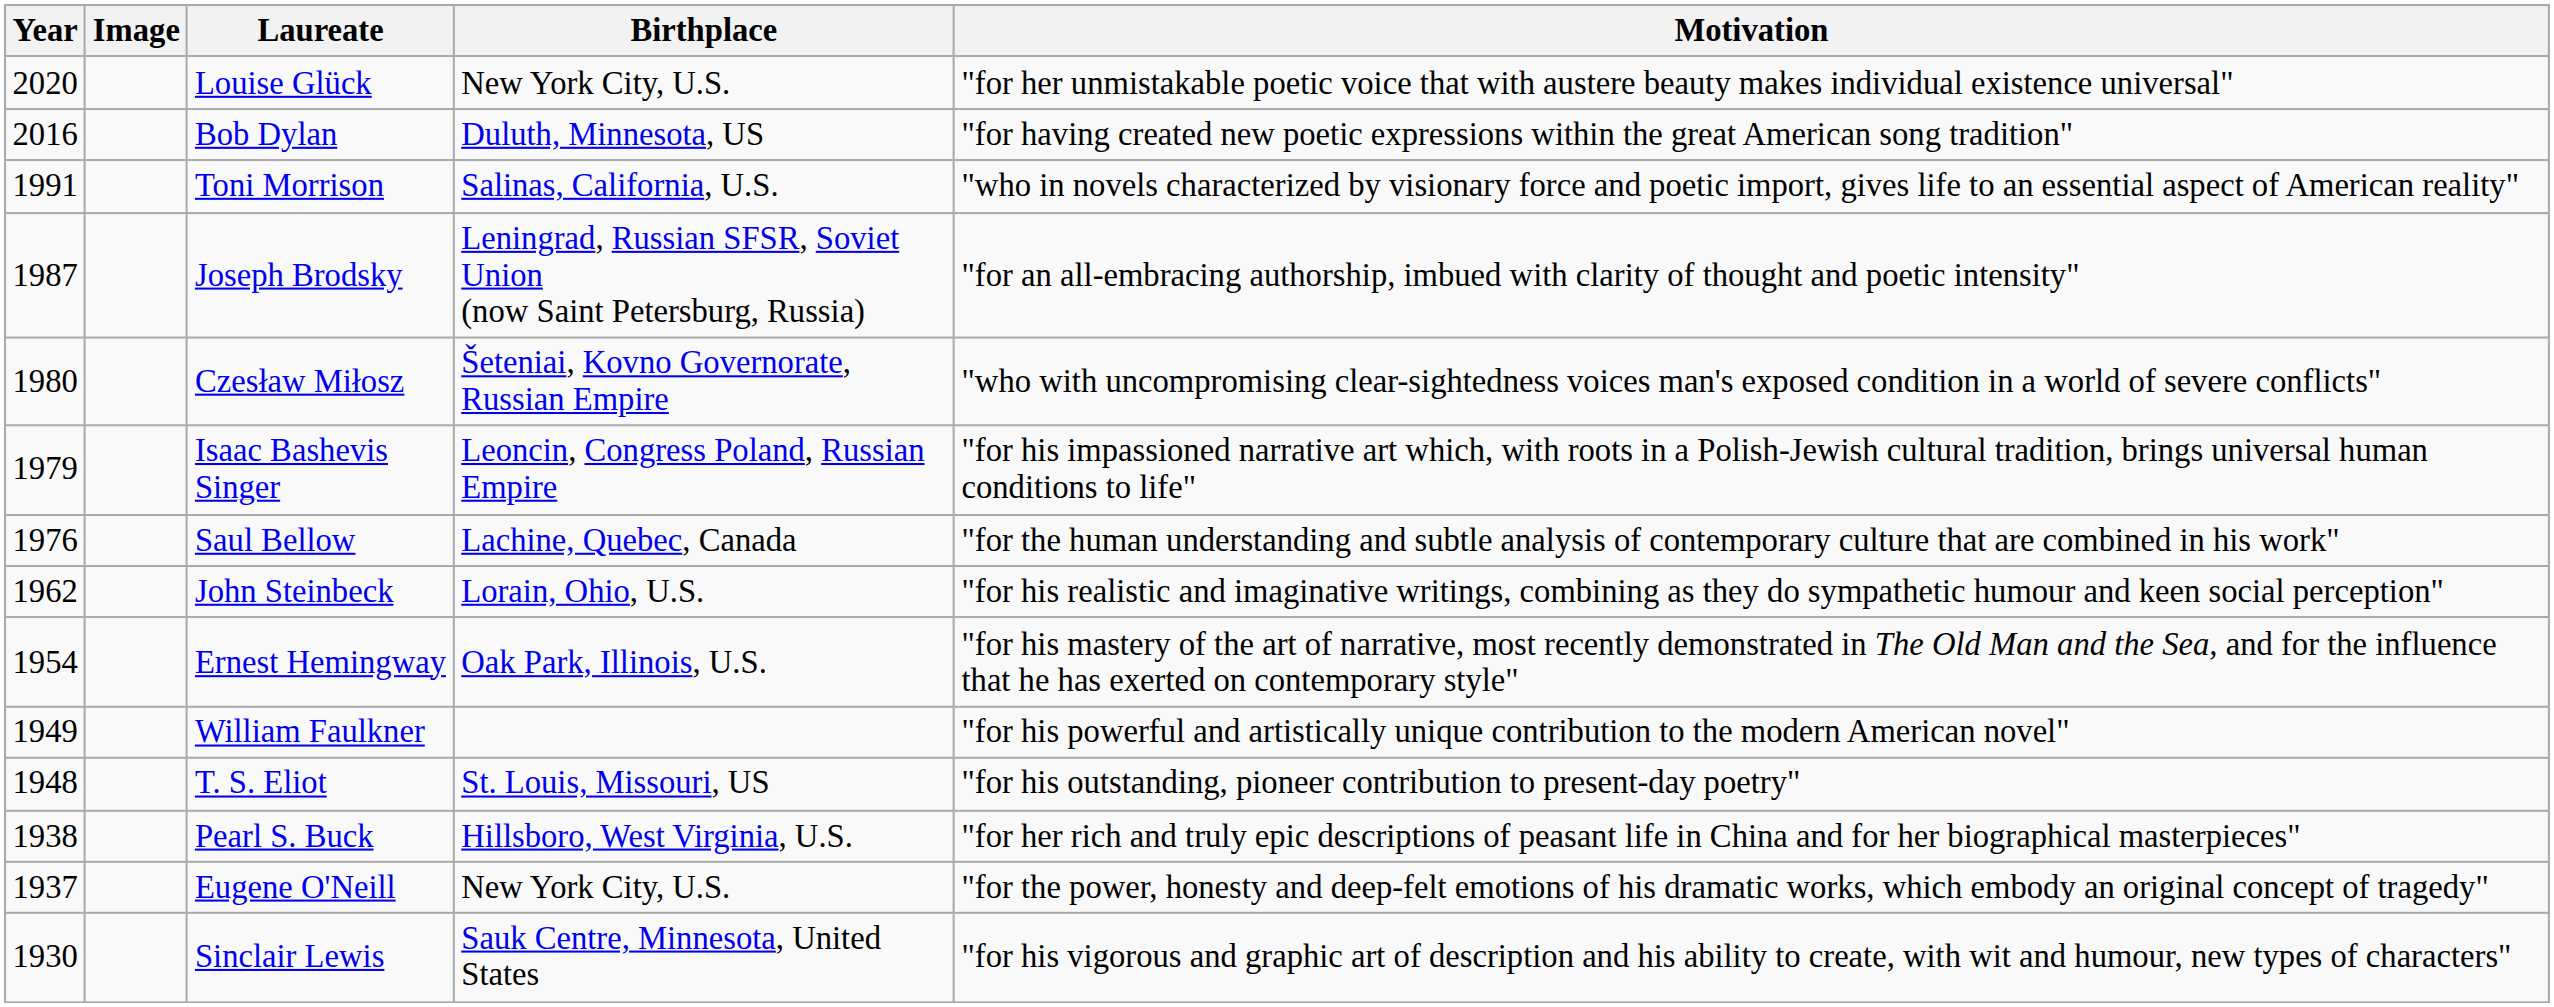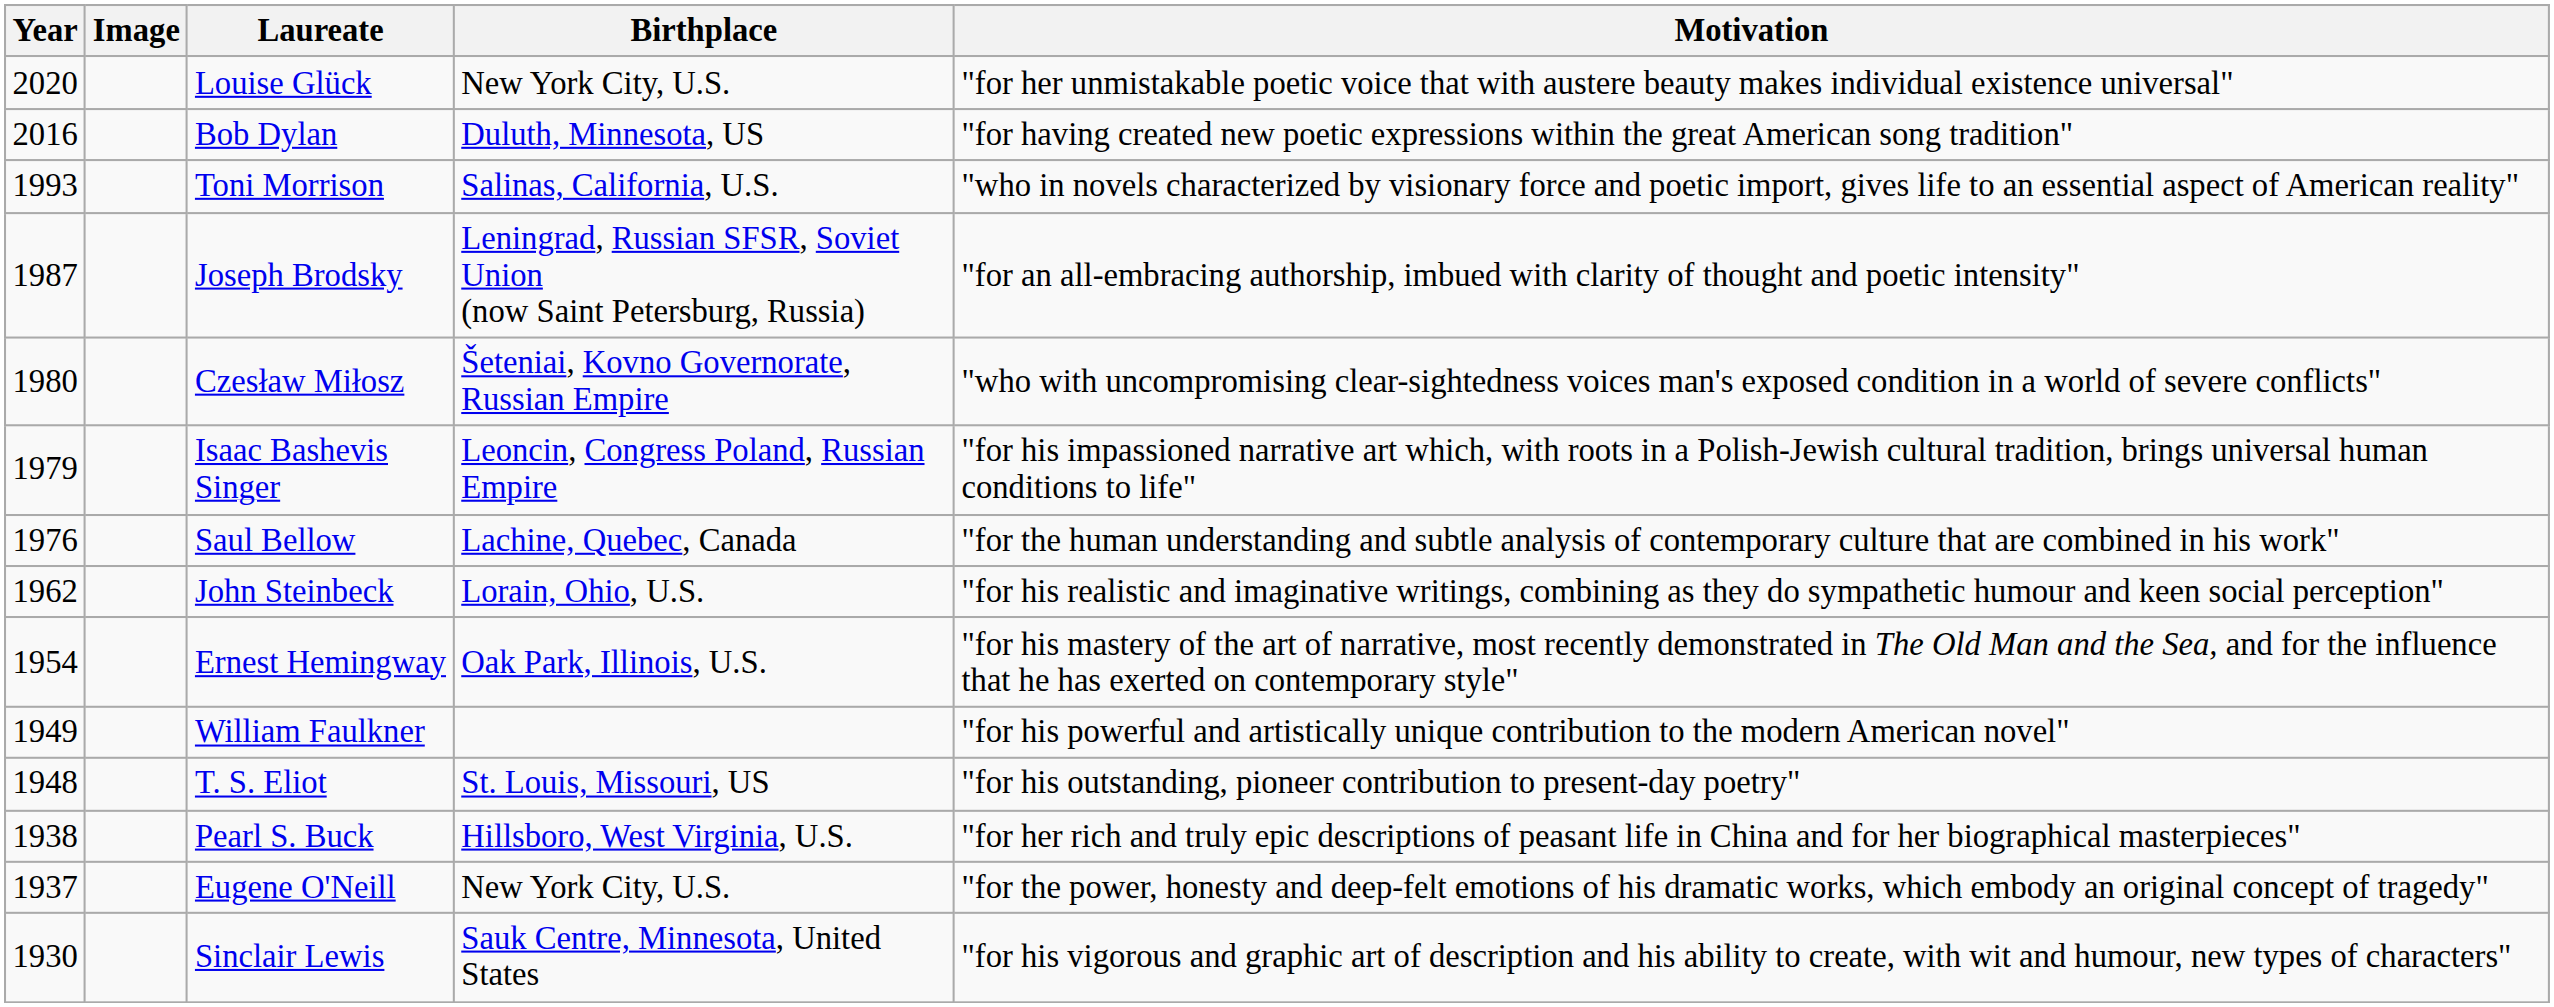(45, 185) 1991 -> (45, 185) 1993
